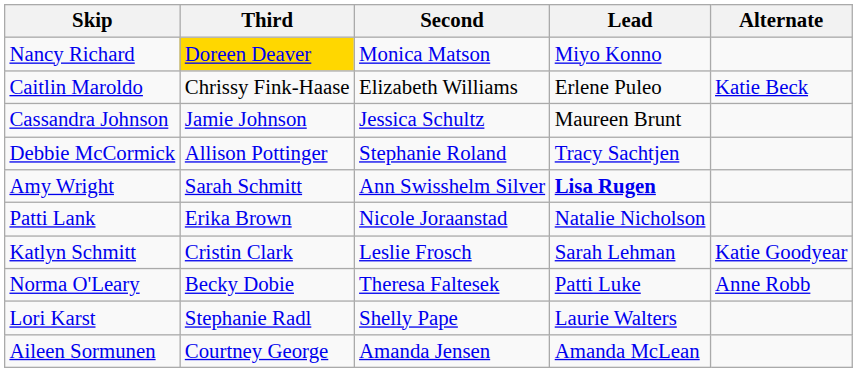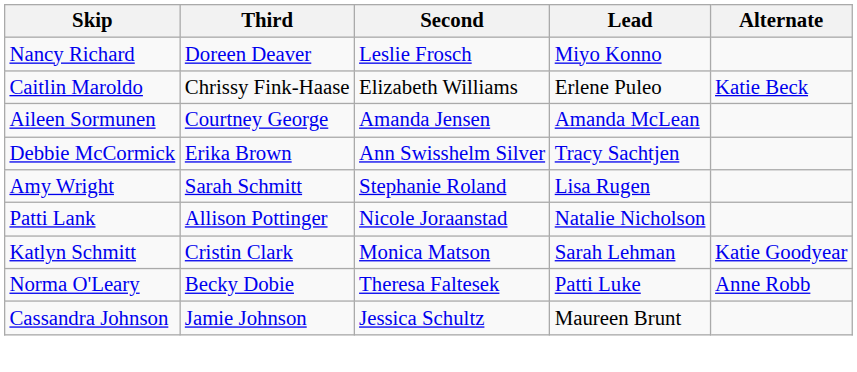(248, 53) gold background -> (248, 53) no background
(425, 53) Monica Matson -> (415, 53) Leslie Frosch
rows swapped: (89, 119) <-> (83, 350)
(256, 152) Allison Pottinger -> (238, 152) Erika Brown
(433, 152) Stephanie Roland -> (452, 152) Ann Swisshelm Silver
(452, 185) Ann Swisshelm Silver -> (433, 185) Stephanie Roland
(605, 185) bold -> (602, 185) normal
(238, 218) Erika Brown -> (256, 218) Allison Pottinger
(415, 251) Leslie Frosch -> (425, 251) Monica Matson
- row: (52, 317)
